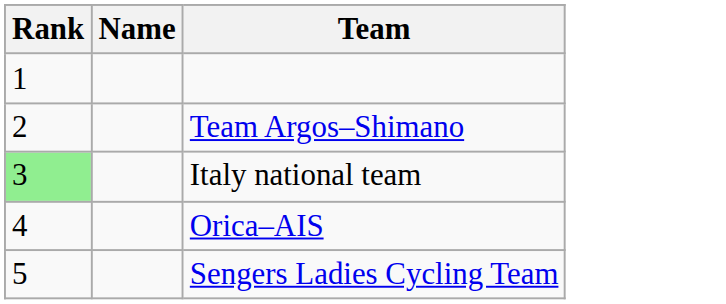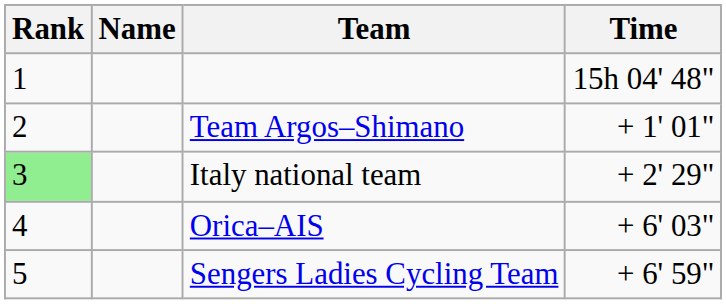+ column: (644, 28)
